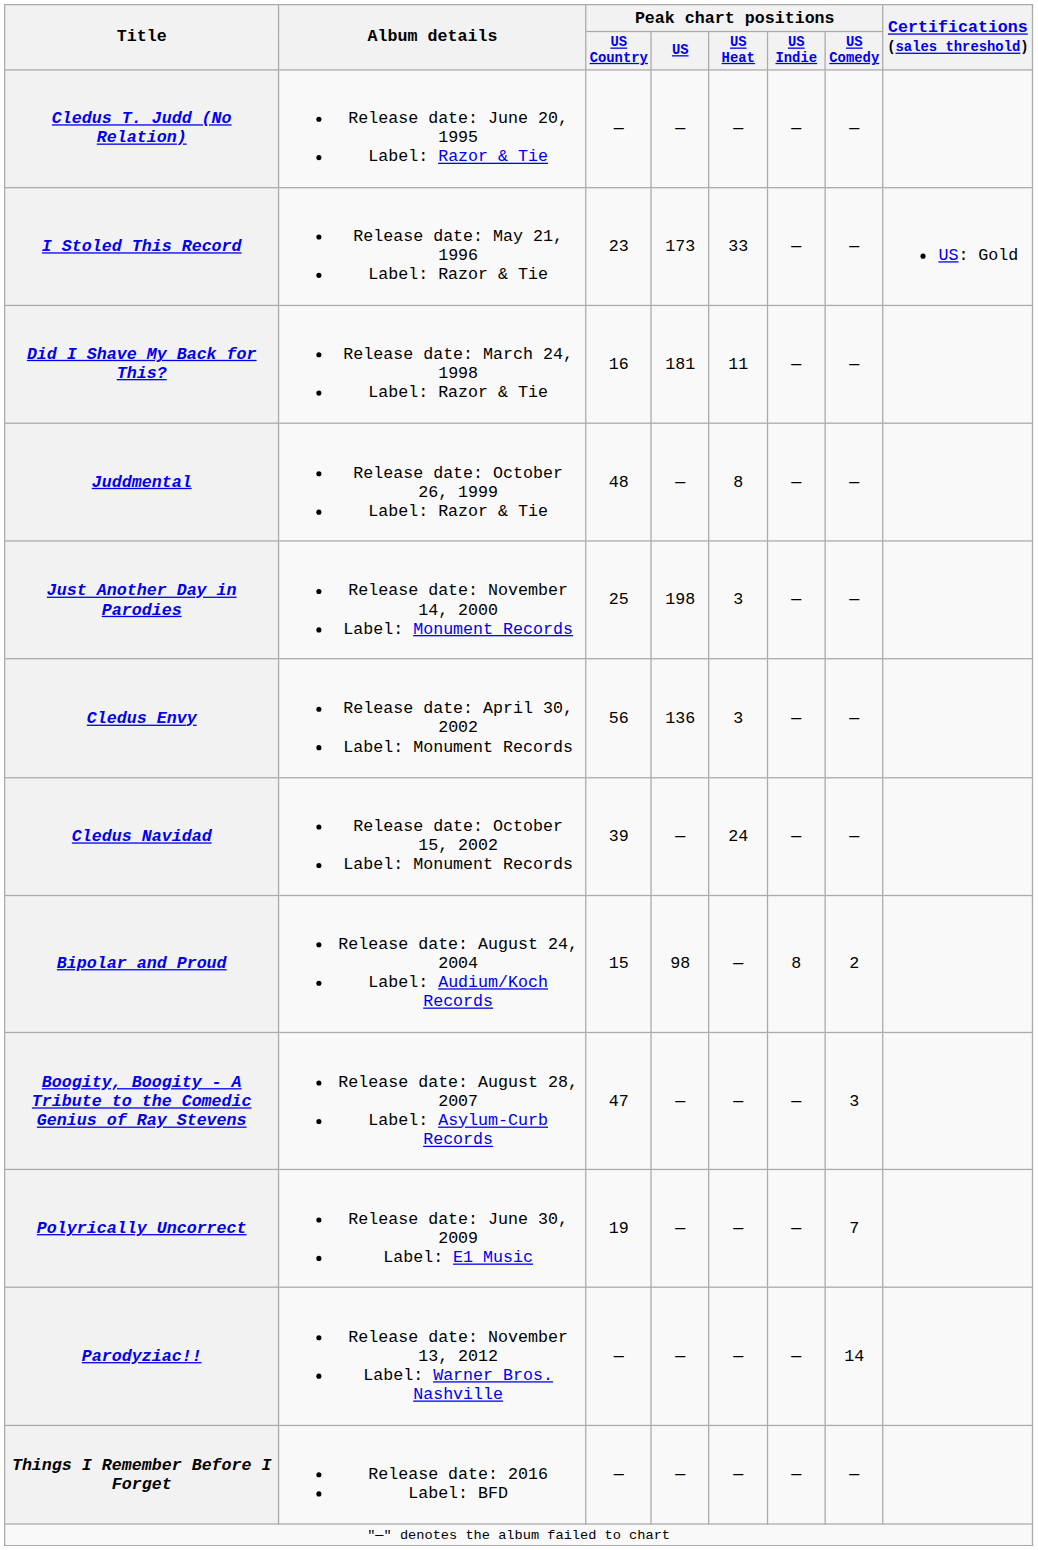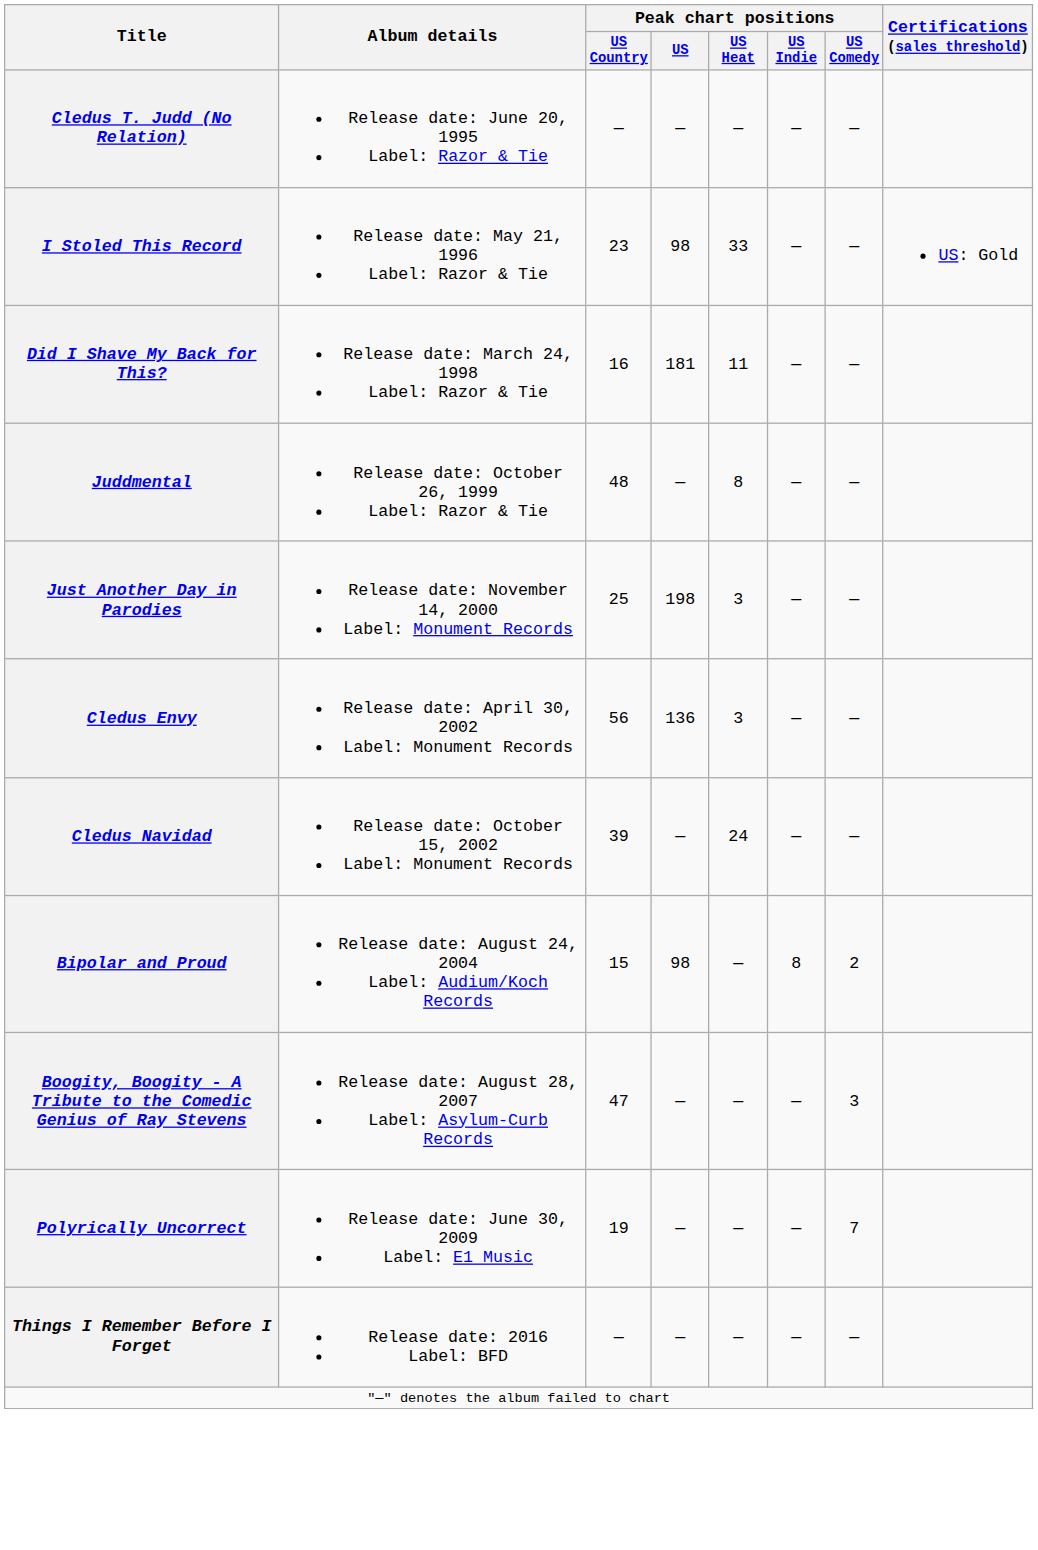(680, 246) 173 -> (680, 246) 98
- row: (142, 1356)
